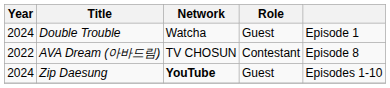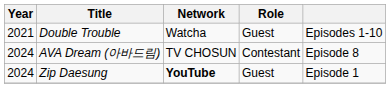(20, 33) 2024 -> (20, 33) 2021
(332, 33) Episode 1 -> (344, 33) Episodes 1-10
(20, 53) 2022 -> (20, 53) 2024
(344, 73) Episodes 1-10 -> (332, 73) Episode 1
